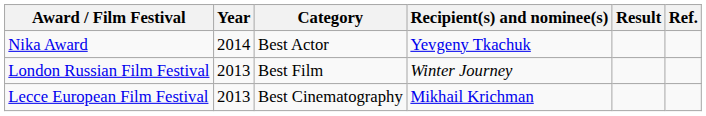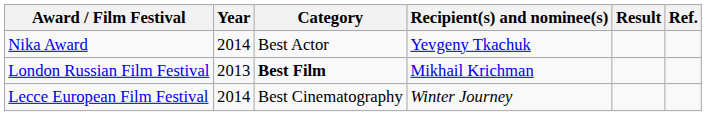(291, 70) normal -> (292, 70) bold
(461, 70) Winter Journey -> (472, 70) Mikhail Krichman
(234, 96) 2013 -> (234, 96) 2014
(472, 96) Mikhail Krichman -> (461, 96) Winter Journey
